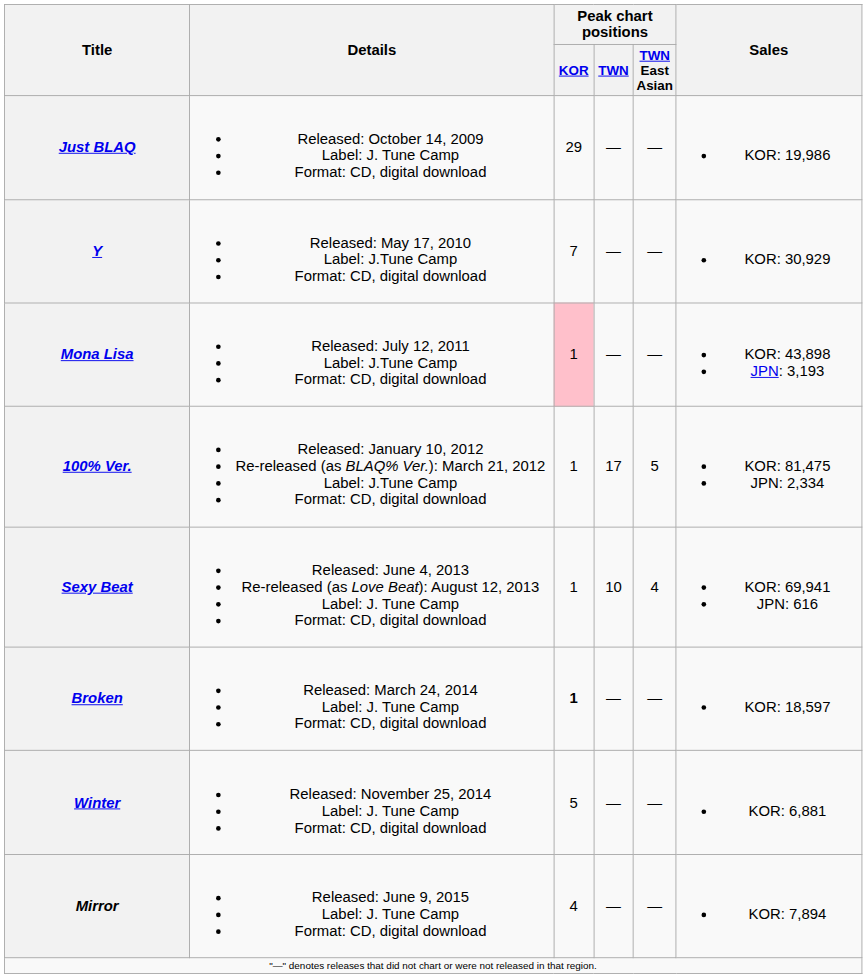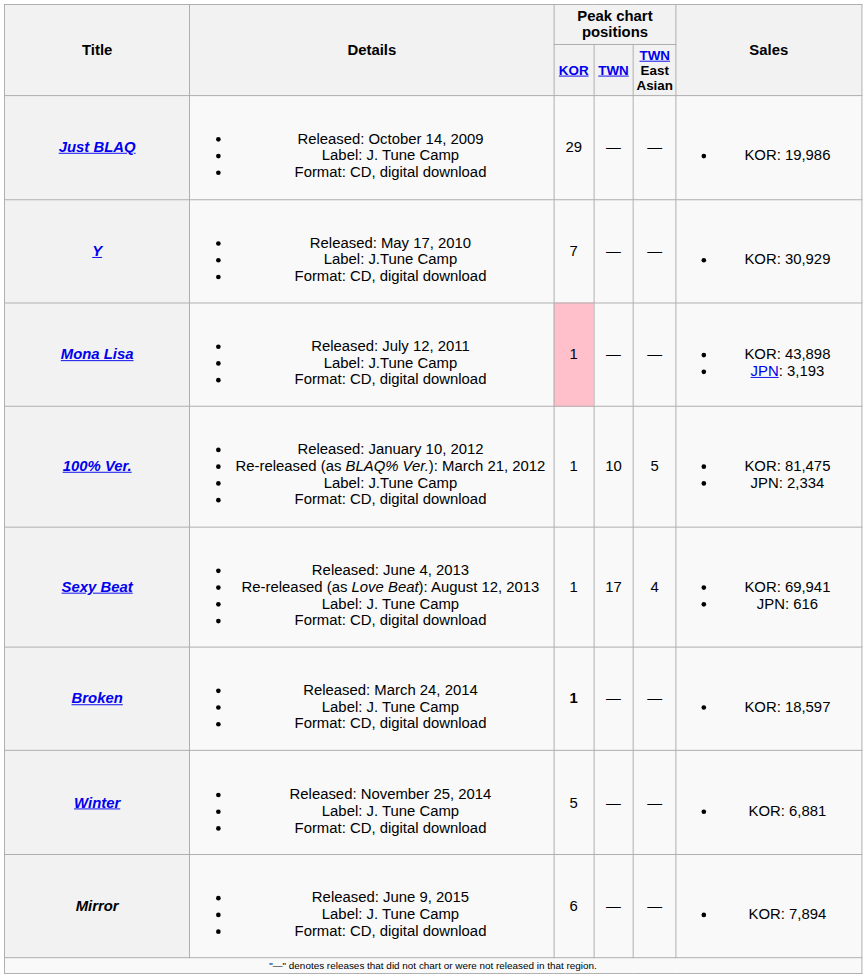(613, 466) 17 -> (613, 466) 10
(613, 586) 10 -> (613, 586) 17
(574, 906) 4 -> (574, 906) 6
